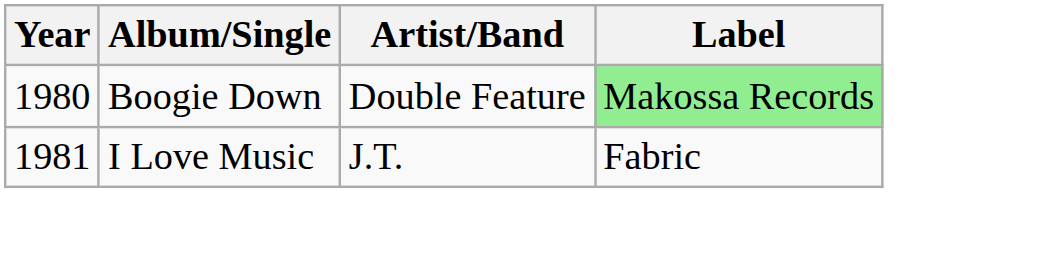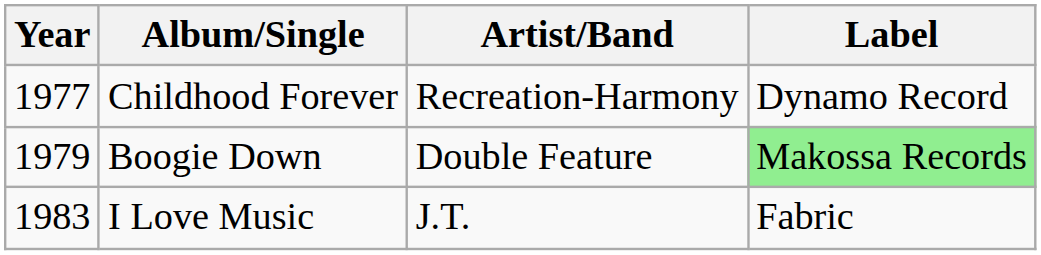+ row: (253, 95)
(52, 95) 1980 -> (52, 156) 1979
(52, 156) 1981 -> (52, 216) 1983
